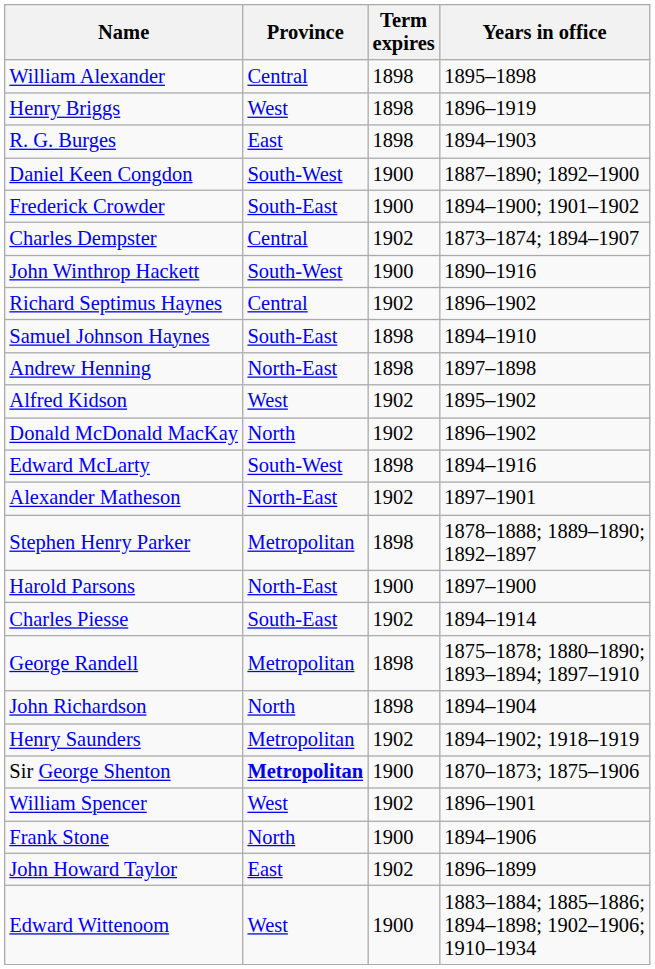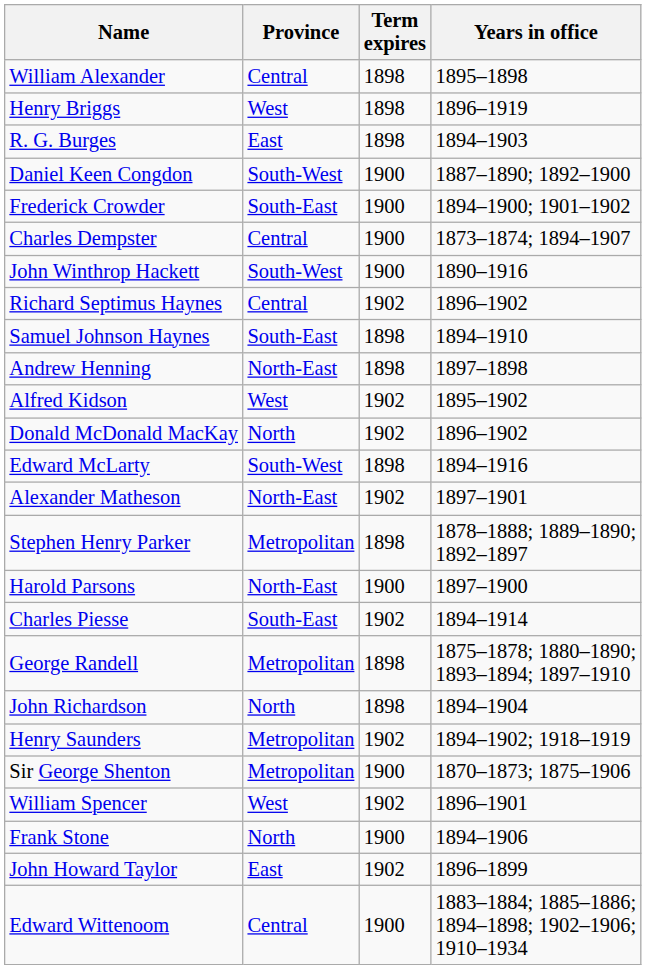(393, 238) 1902 -> (384, 238) 1900
(305, 771) bold -> (301, 771) normal
(268, 924) West -> (278, 924) Central
